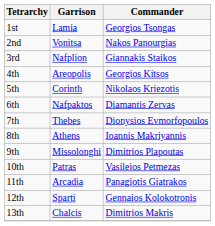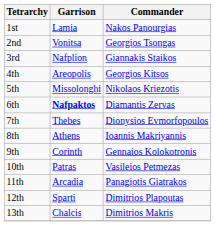(140, 27) Georgios Tsongas -> (141, 27) Nakos Panourgias
(141, 43) Nakos Panourgias -> (140, 43) Georgios Tsongas
(67, 89) Corinth -> (77, 89) Missolonghi
(72, 105) normal -> (74, 105) bold
(77, 151) Missolonghi -> (67, 151) Corinth
(144, 151) Dimitrios Plapoutas -> (151, 151) Gennaios Kolokotronis
(151, 197) Gennaios Kolokotronis -> (144, 197) Dimitrios Plapoutas
